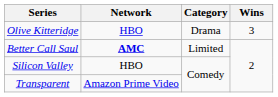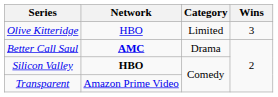(206, 30) Drama -> (206, 30) Limited
(206, 48) Limited -> (206, 48) Drama
(131, 65) normal -> (131, 65) bold
